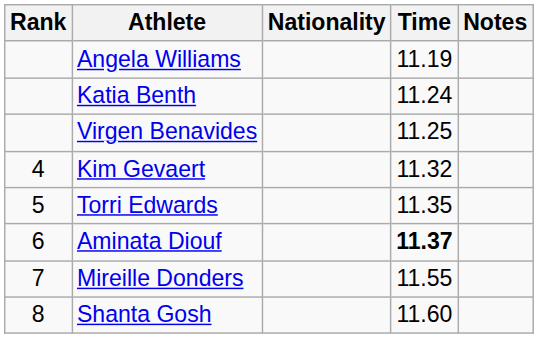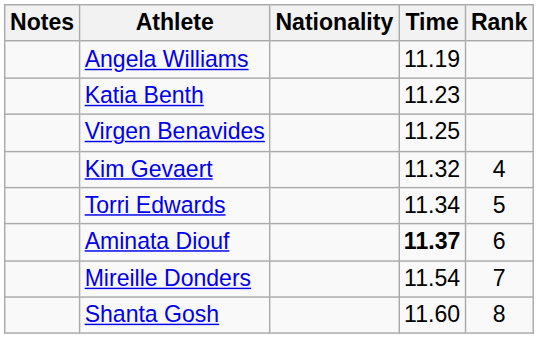columns swapped: (38, 22) <-> (495, 22)
(424, 95) 11.24 -> (432, 95) 11.23
(424, 205) 11.35 -> (432, 205) 11.34
(424, 278) 11.55 -> (432, 278) 11.54
